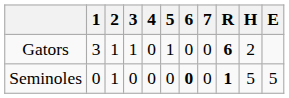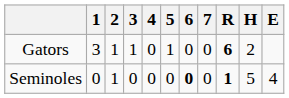(273, 78) 5 -> (273, 78) 4
